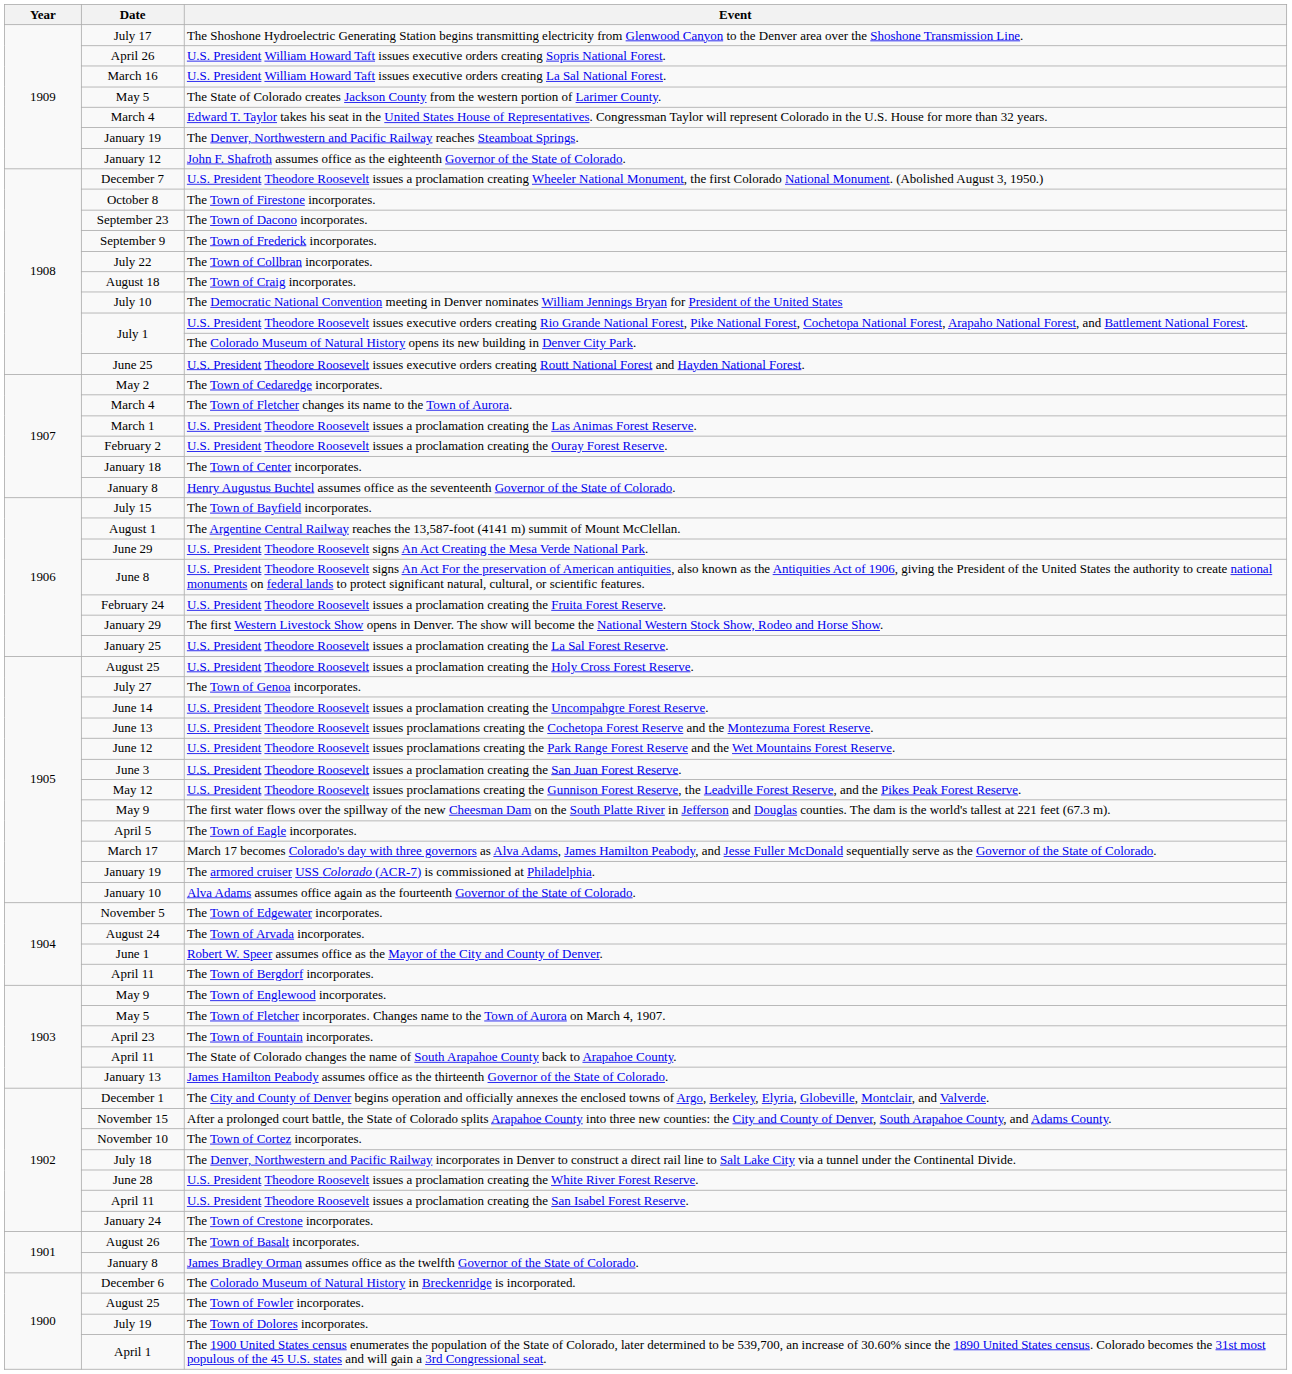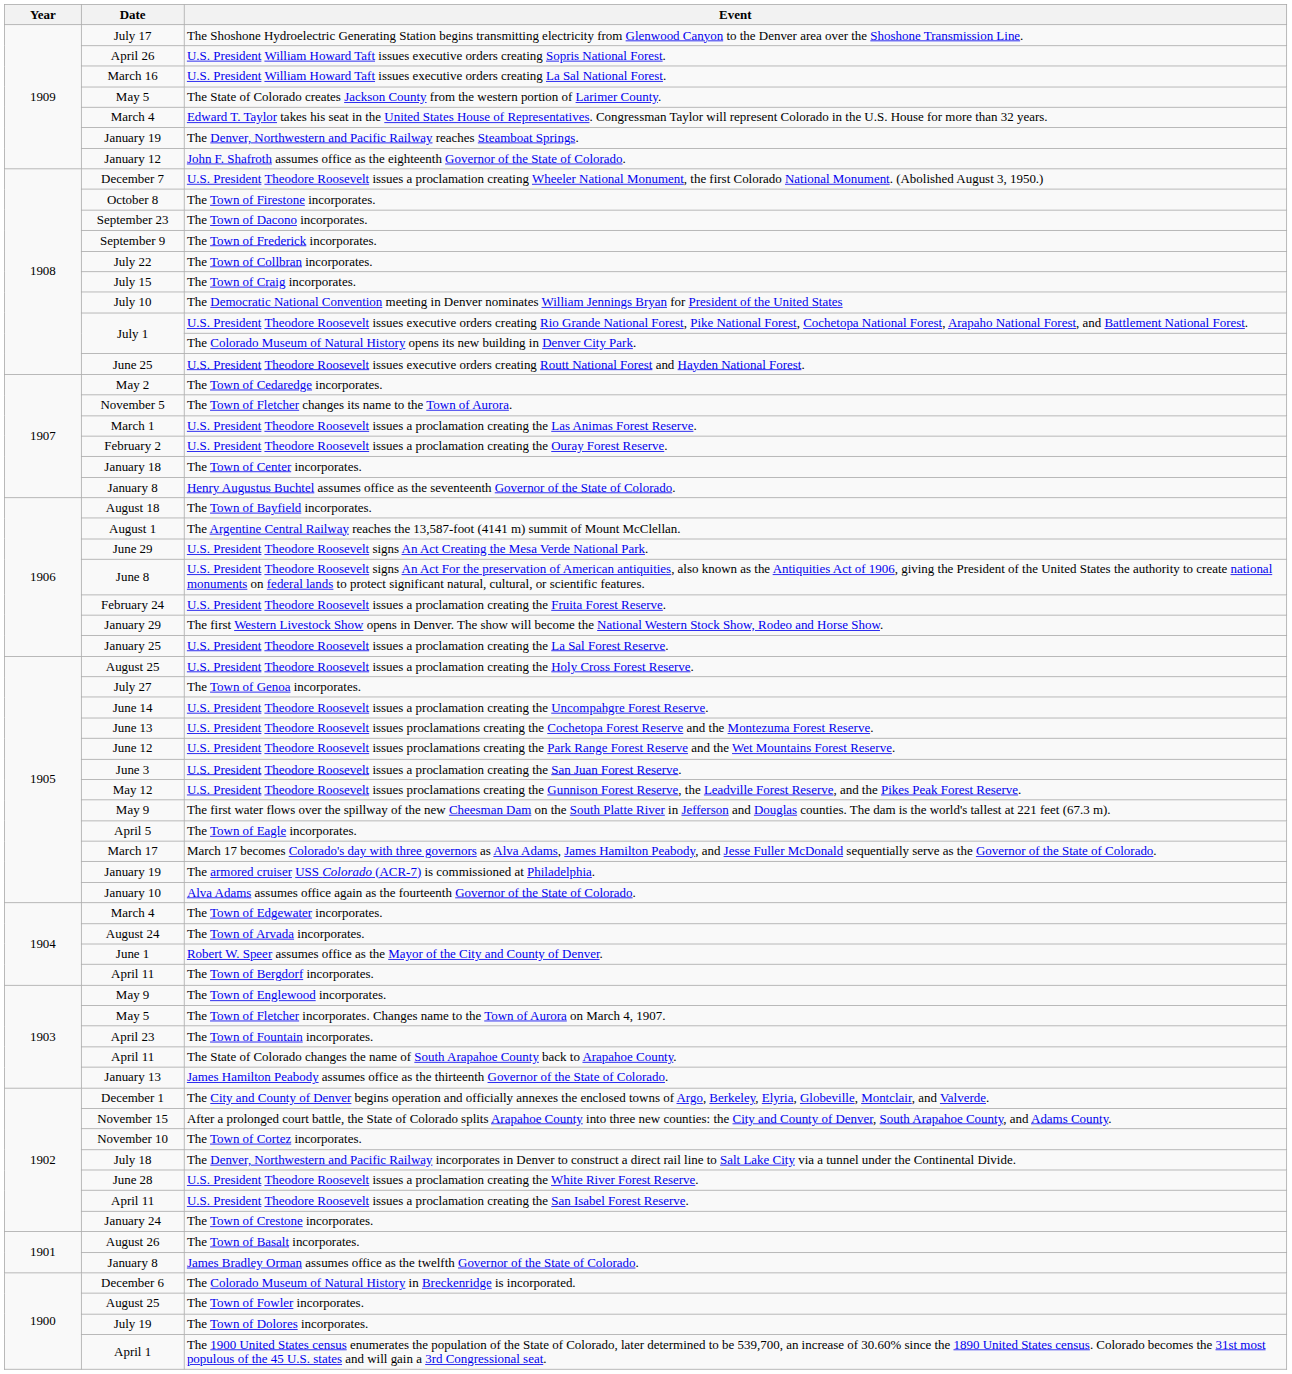(133, 281) August 18 -> (133, 281) July 15
(133, 405) March 4 -> (133, 405) November 5
(133, 508) July 15 -> (133, 508) August 18
(133, 913) November 5 -> (133, 913) March 4
